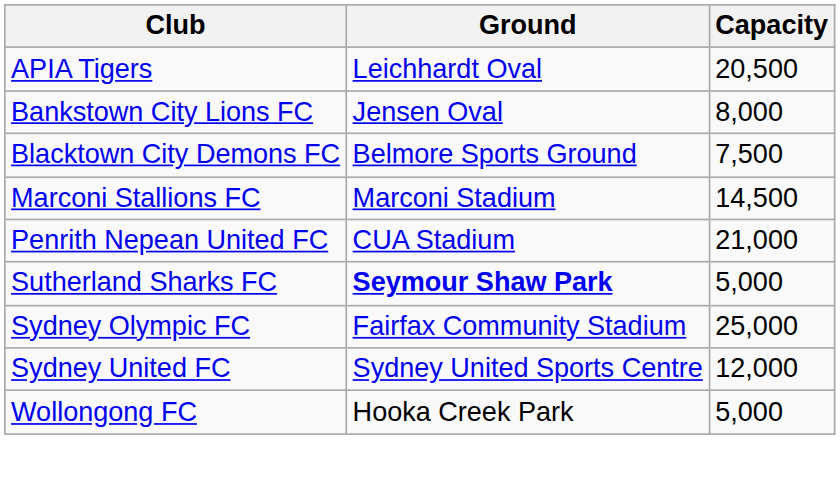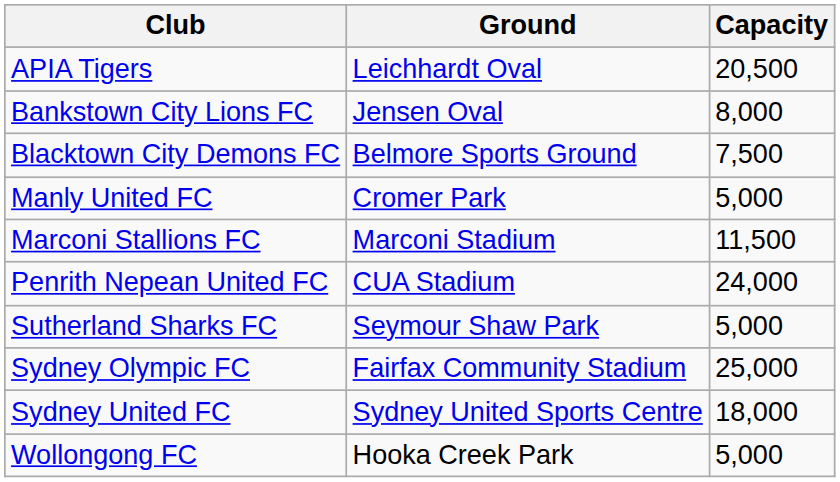+ row: (112, 197)
(757, 197) 14,500 -> (756, 240) 11,500
(757, 240) 21,000 -> (757, 283) 24,000
(483, 283) bold -> (476, 326) normal
(757, 369) 12,000 -> (757, 411) 18,000
